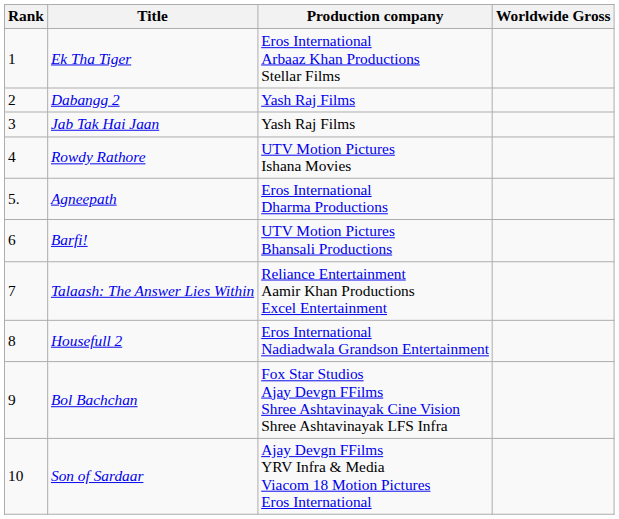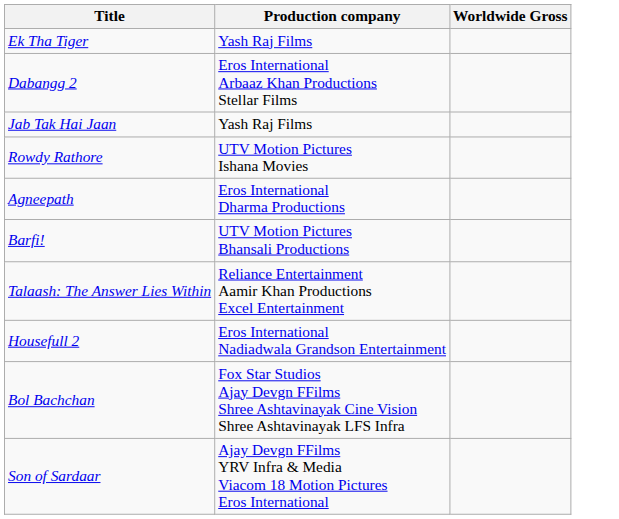- column: (26, 16)
(341, 58) Eros International Arbaaz Khan Productions Stellar Films -> (265, 41) Yash Raj Films
(308, 99) Yash Raj Films -> (298, 82) Eros International Arbaaz Khan Productions Stellar Films
